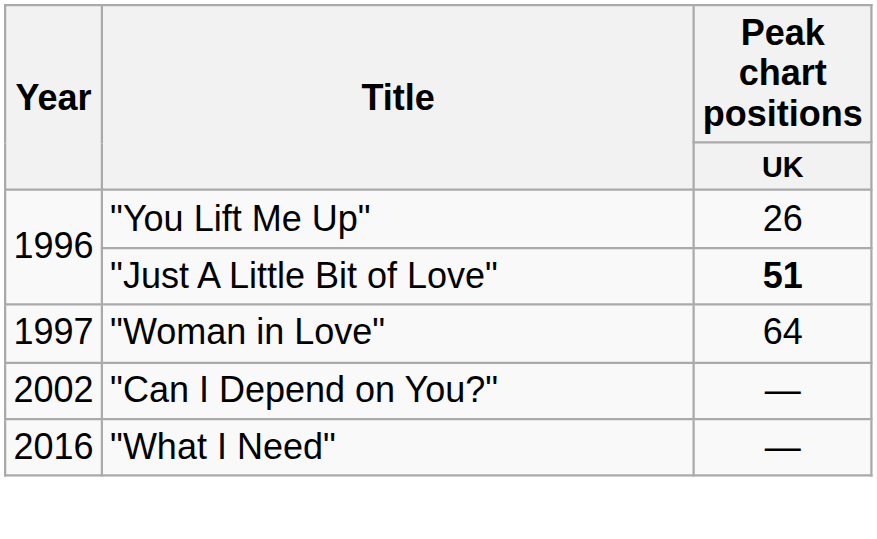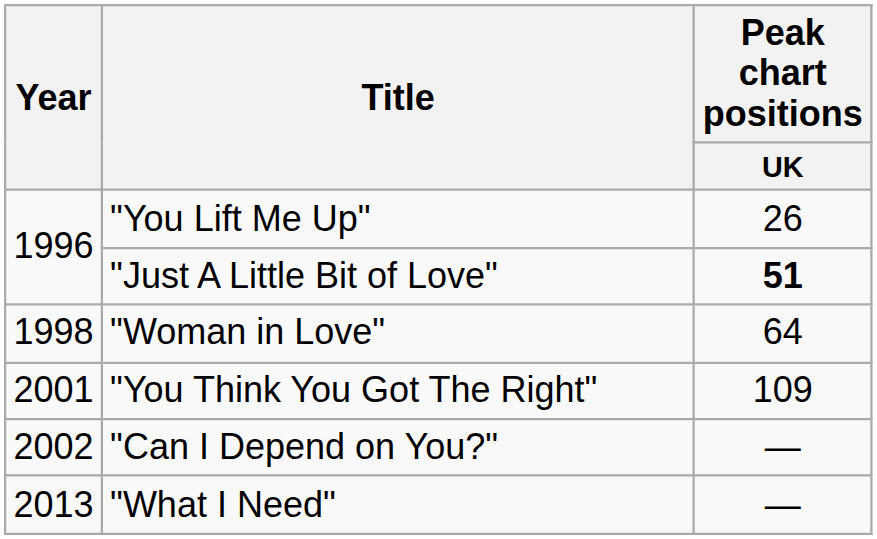(53, 332) 1997 -> (53, 332) 1998
+ row: (354, 389)
(53, 446) 2016 -> (53, 504) 2013
